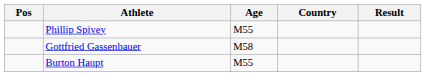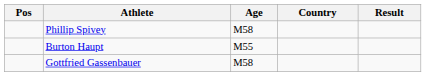(243, 29) M55 -> (243, 29) M58
rows swapped: (74, 63) <-> (93, 46)
